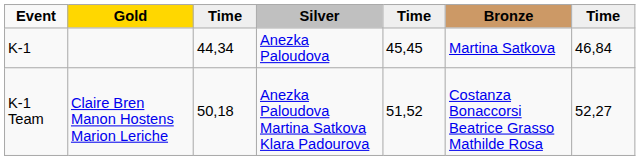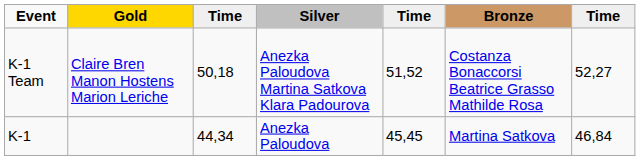rows swapped: (19, 48) <-> (26, 112)
